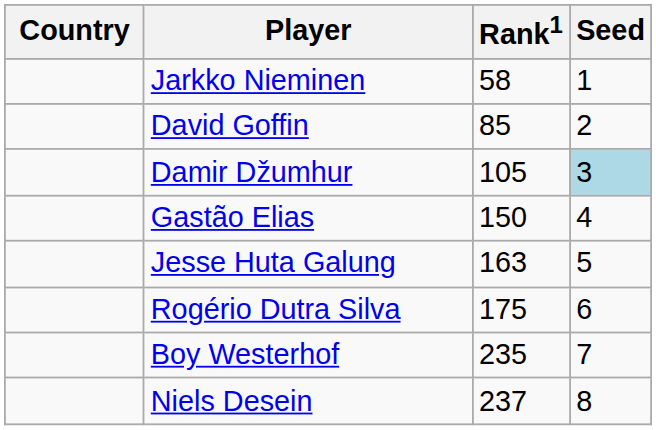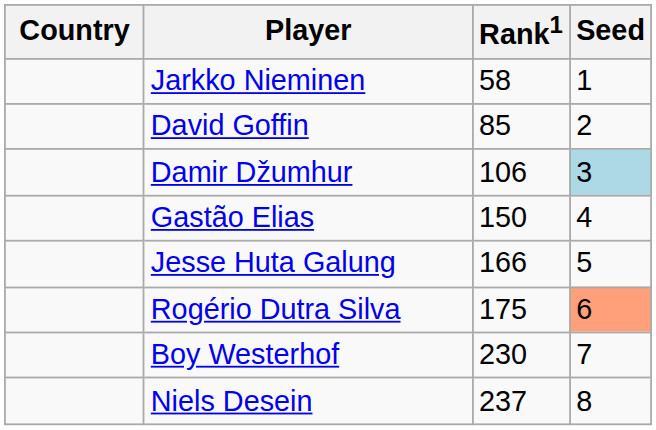(503, 172) 105 -> (503, 172) 106
(503, 263) 163 -> (503, 263) 166
(584, 309) no background -> (584, 309) lightsalmon background
(503, 354) 235 -> (503, 354) 230
